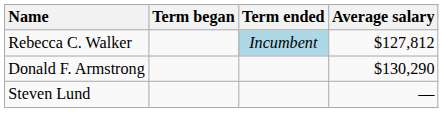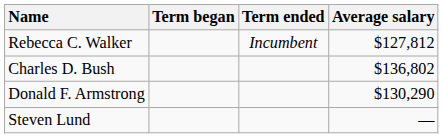(283, 42) lightblue background -> (283, 42) no background
+ row: (61, 68)
